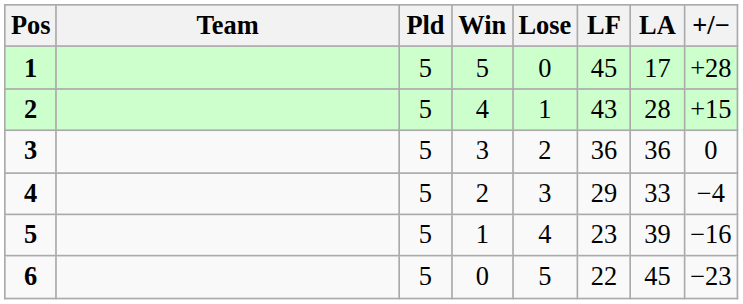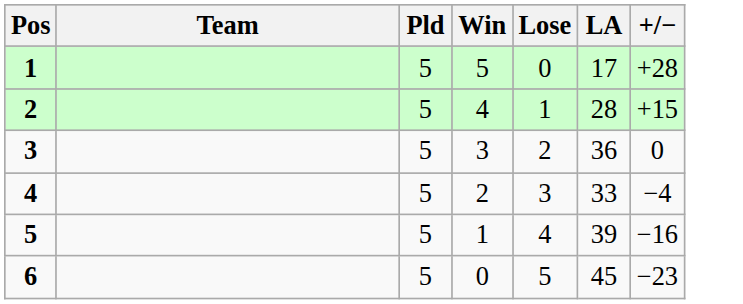- column: (604, 25)
